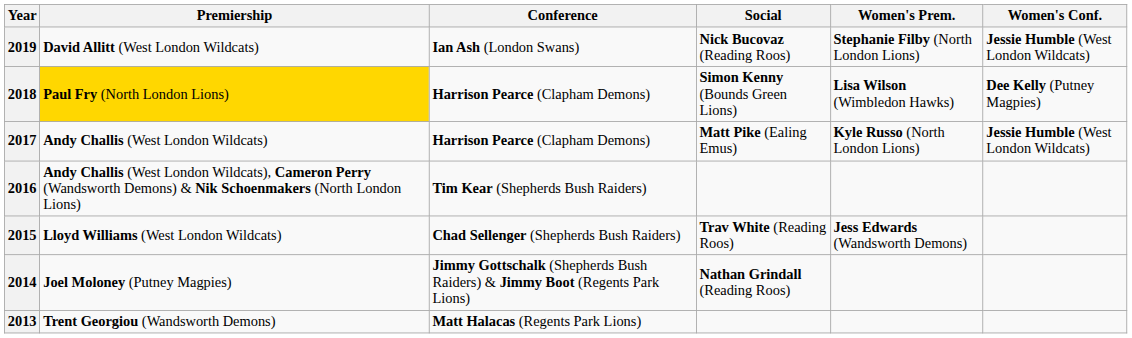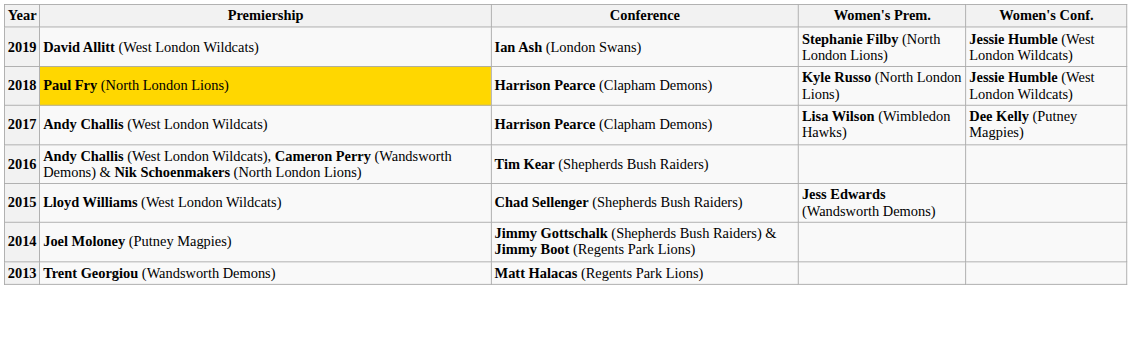- column: (763, 15)
(894, 93) Lisa Wilson (Wimbledon Hawks) -> (882, 85) Kyle Russo (North London Lions)
(1040, 93) Dee Kelly (Putney Magpies) -> (1032, 85) Jessie Humble (West London Wildcats)
(889, 141) Kyle Russo (North London Lions) -> (876, 124) Lisa Wilson (Wimbledon Hawks)
(1049, 141) Jessie Humble (West London Wildcats) -> (1023, 124) Dee Kelly (Putney Magpies)
